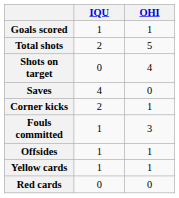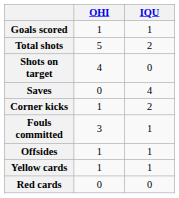columns swapped: (150, 12) <-> (99, 12)
